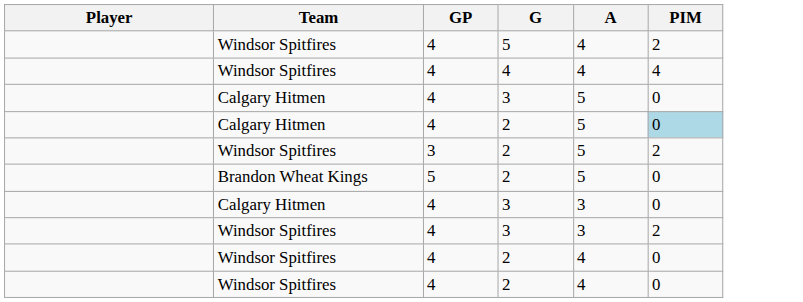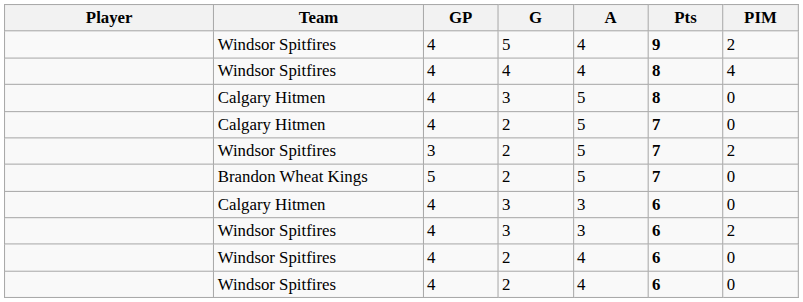+ column: (686, 17)
(656, 124) lightblue background -> (731, 124) no background
